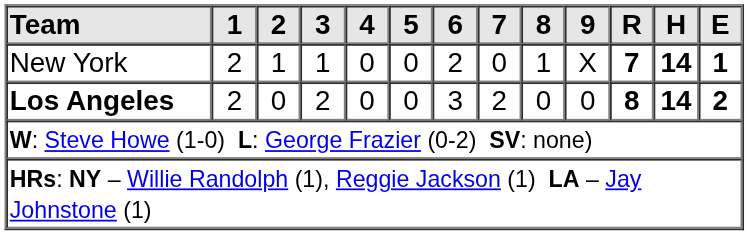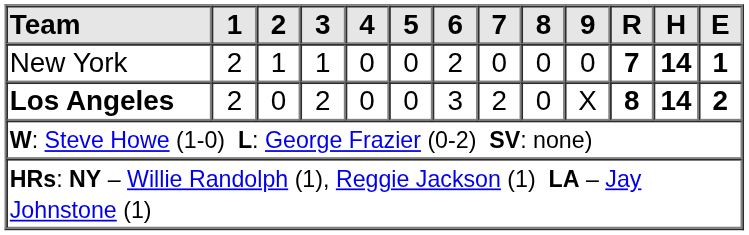(544, 62) 1 -> (544, 62) 0
(588, 62) X -> (588, 62) 0
(588, 101) 0 -> (588, 101) X
